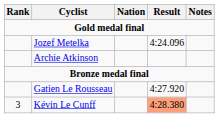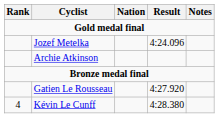(18, 105) 3 -> (18, 105) 4
(167, 105) lightsalmon background -> (167, 105) no background
